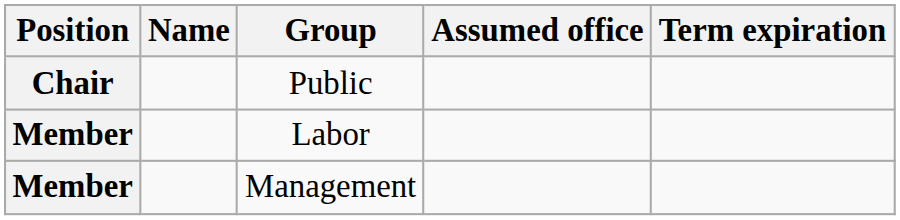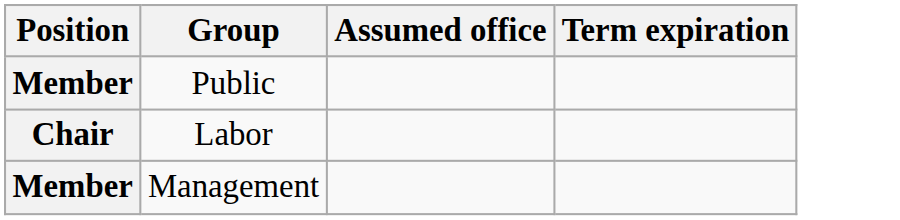- column: (189, 30)
(73, 82) Chair -> (73, 82) Member
(73, 134) Member -> (73, 134) Chair
